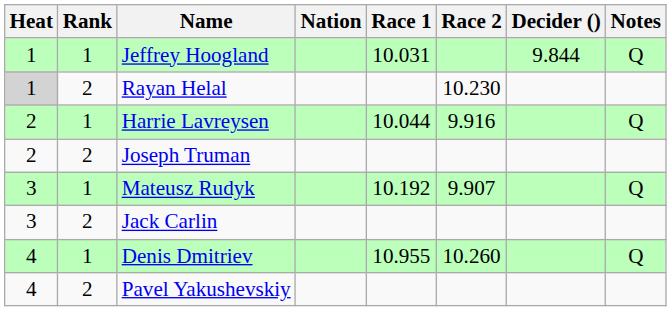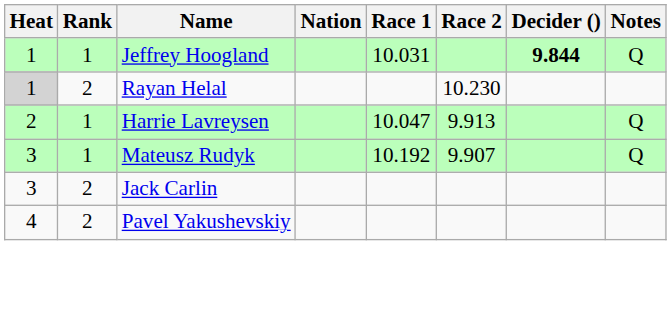(556, 54) normal -> (556, 54) bold
(401, 121) 10.044 -> (401, 121) 10.047
(472, 121) 9.916 -> (472, 121) 9.913
- row: (186, 155)
- row: (187, 255)
